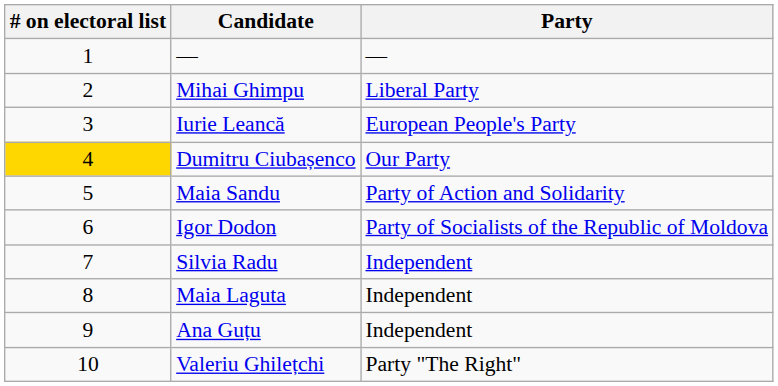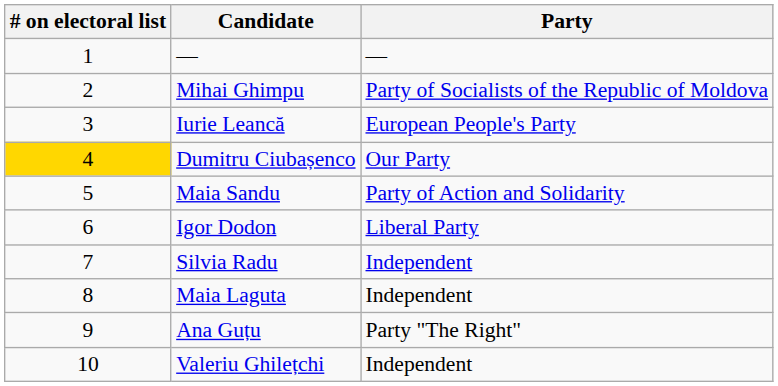(422, 90) Liberal Party -> (567, 90) Party of Socialists of the Republic of Moldova
(567, 227) Party of Socialists of the Republic of Moldova -> (422, 227) Liberal Party
(419, 329) Independent -> (443, 329) Party "The Right"
(443, 364) Party "The Right" -> (419, 364) Independent
